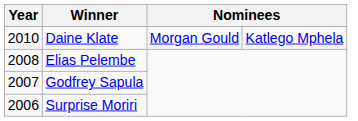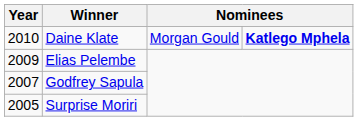(294, 37) normal -> (298, 37) bold
(23, 60) 2008 -> (23, 60) 2009
(23, 104) 2006 -> (23, 104) 2005
